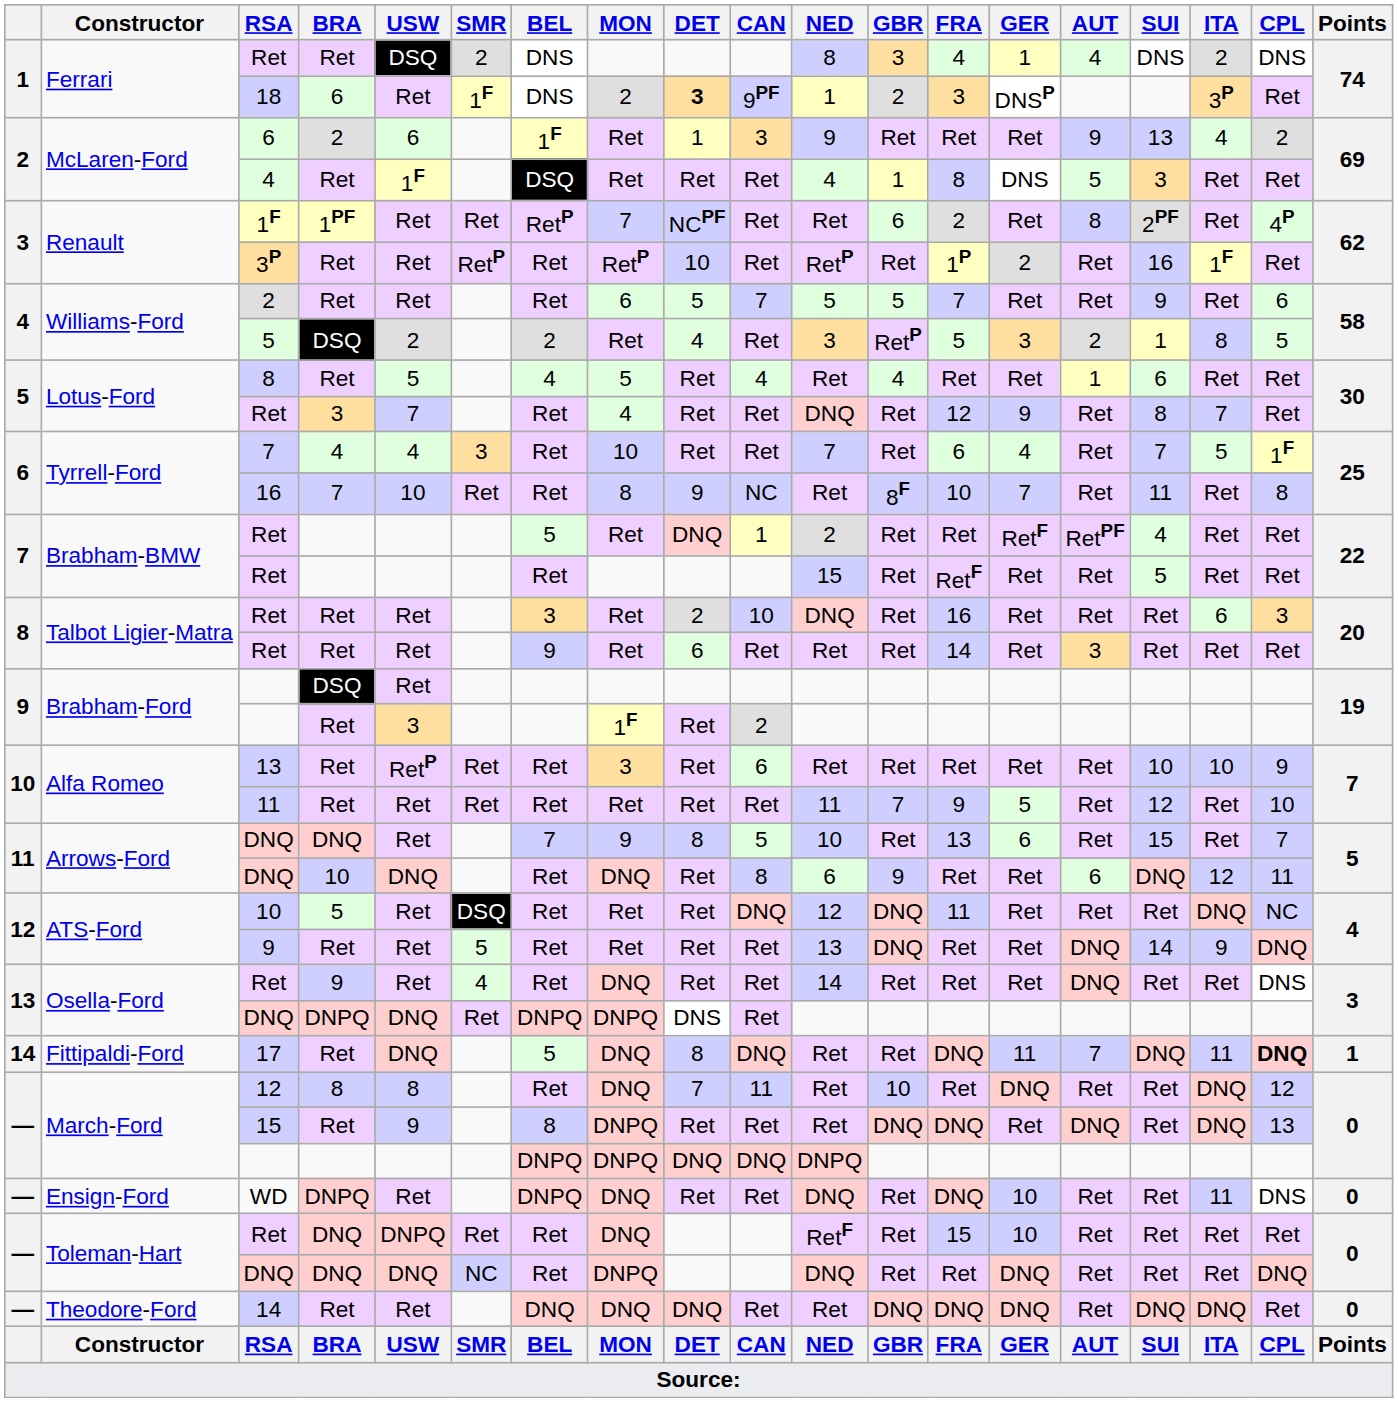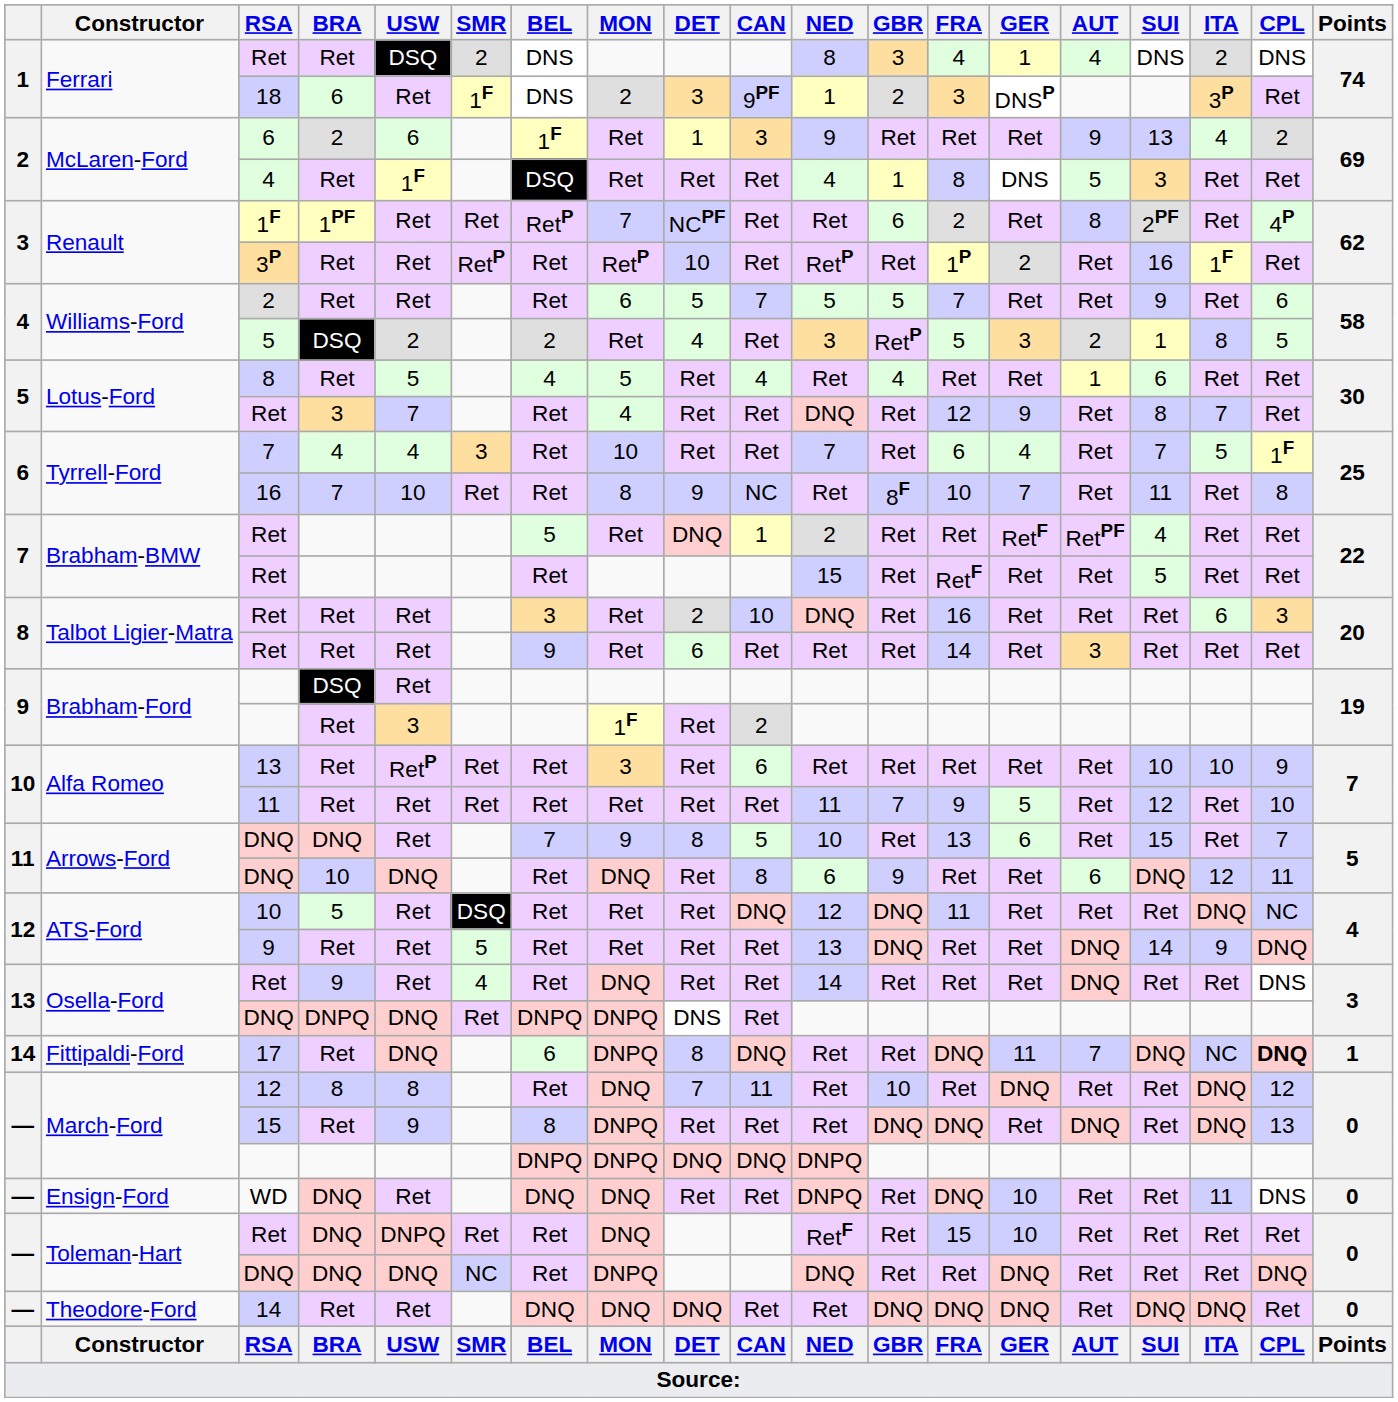(697, 96) bold -> (697, 96) normal
(550, 1053) 5 -> (550, 1053) 6
(626, 1053) DNQ -> (626, 1053) DNPQ
(1221, 1053) 11 -> (1221, 1053) NC
(337, 1196) DNPQ -> (337, 1196) DNQ
(550, 1196) DNPQ -> (550, 1196) DNQ
(830, 1196) DNQ -> (830, 1196) DNPQ
